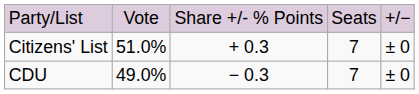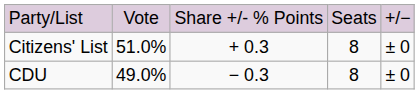(354, 46) 7 -> (354, 46) 8
(354, 74) 7 -> (354, 74) 8
